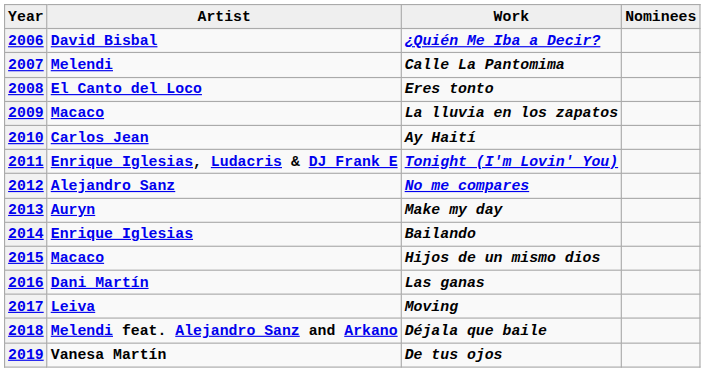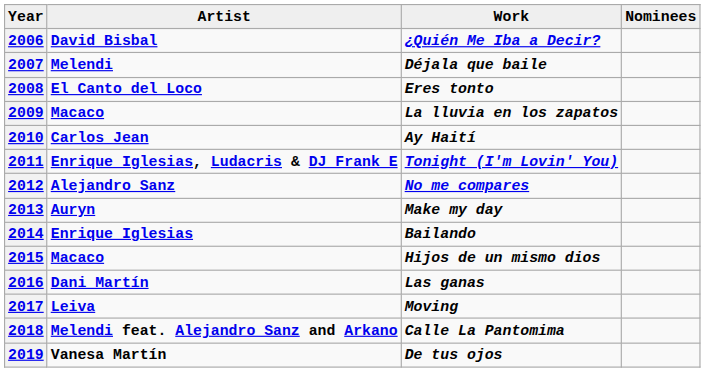(485, 65) Calle La Pantomima -> (476, 65) Déjala que baile
(476, 331) Déjala que baile -> (485, 331) Calle La Pantomima
